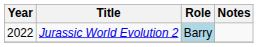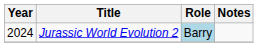(20, 32) 2022 -> (20, 32) 2024
